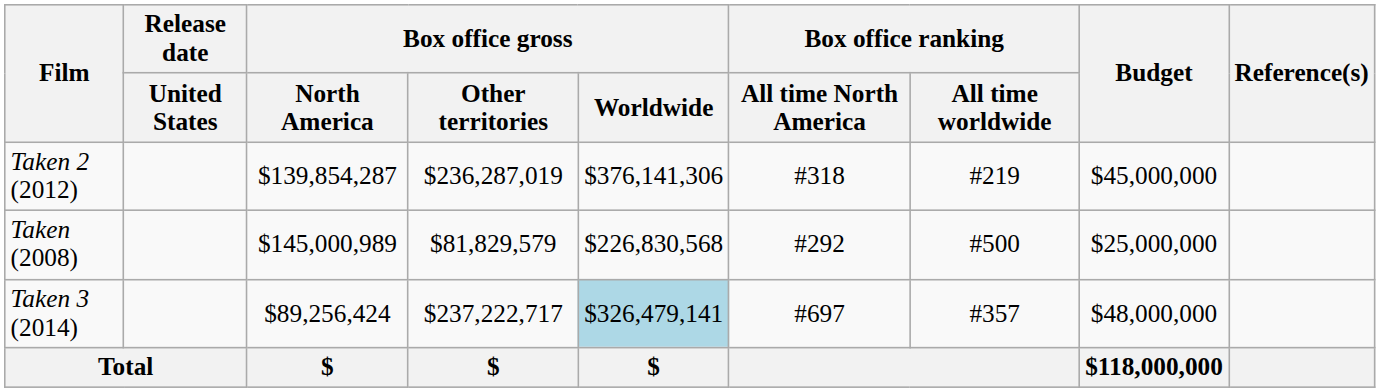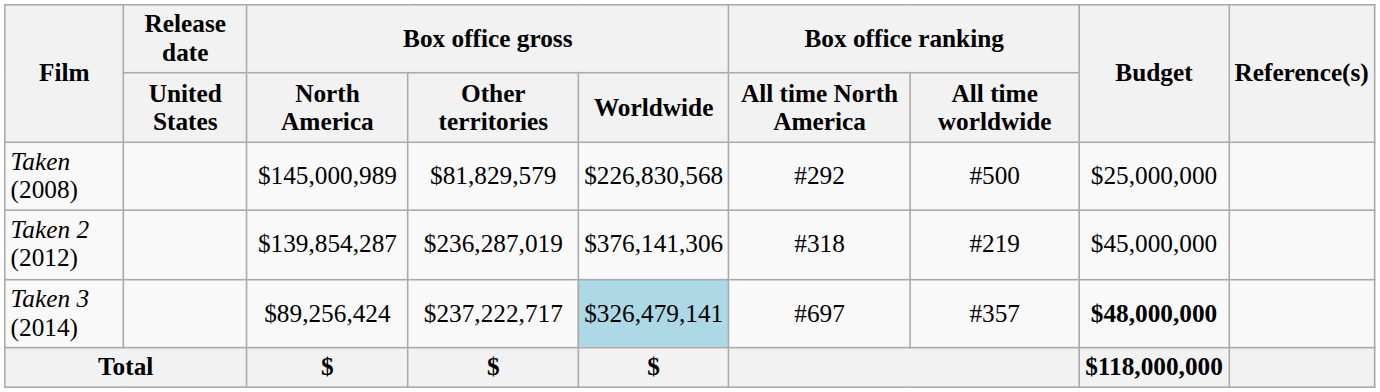rows swapped: (44, 244) <-> (50, 175)
(1154, 312) normal -> (1154, 312) bold
